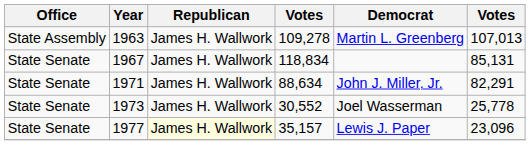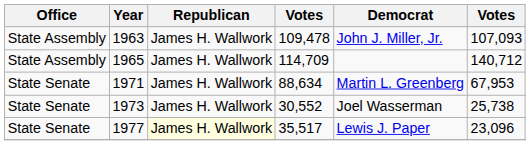(304, 38) 109,278 -> (304, 38) 109,478
(400, 38) Martin L. Greenberg -> (390, 38) John J. Miller, Jr.
(496, 38) 107,013 -> (496, 38) 107,093
+ row: (128, 60)
- row: (128, 60)
(390, 83) John J. Miller, Jr. -> (400, 83) Martin L. Greenberg
(492, 83) 82,291 -> (492, 83) 67,953
(492, 106) 25,778 -> (492, 106) 25,738
(300, 128) 35,157 -> (300, 128) 35,517
